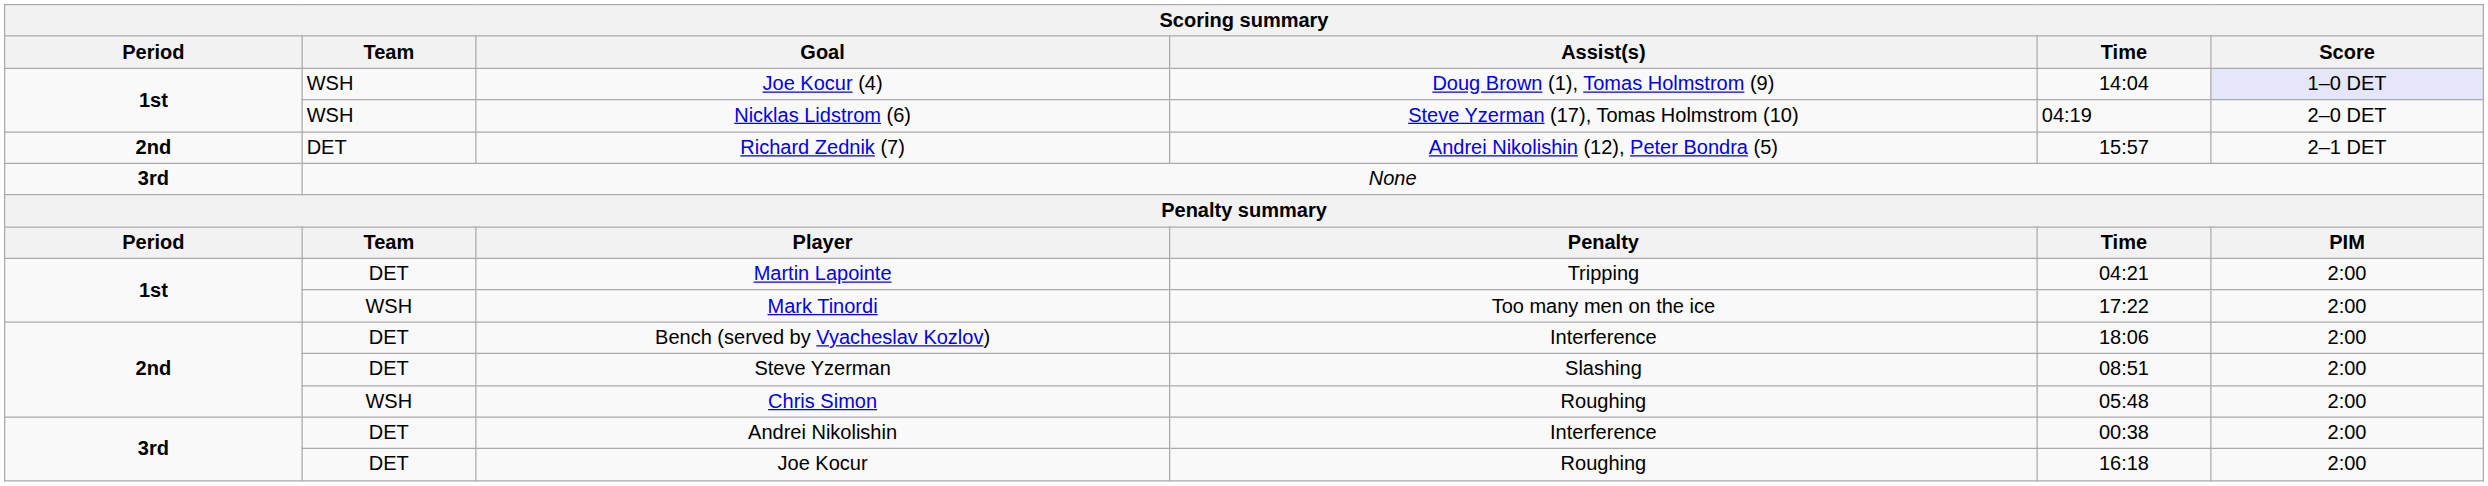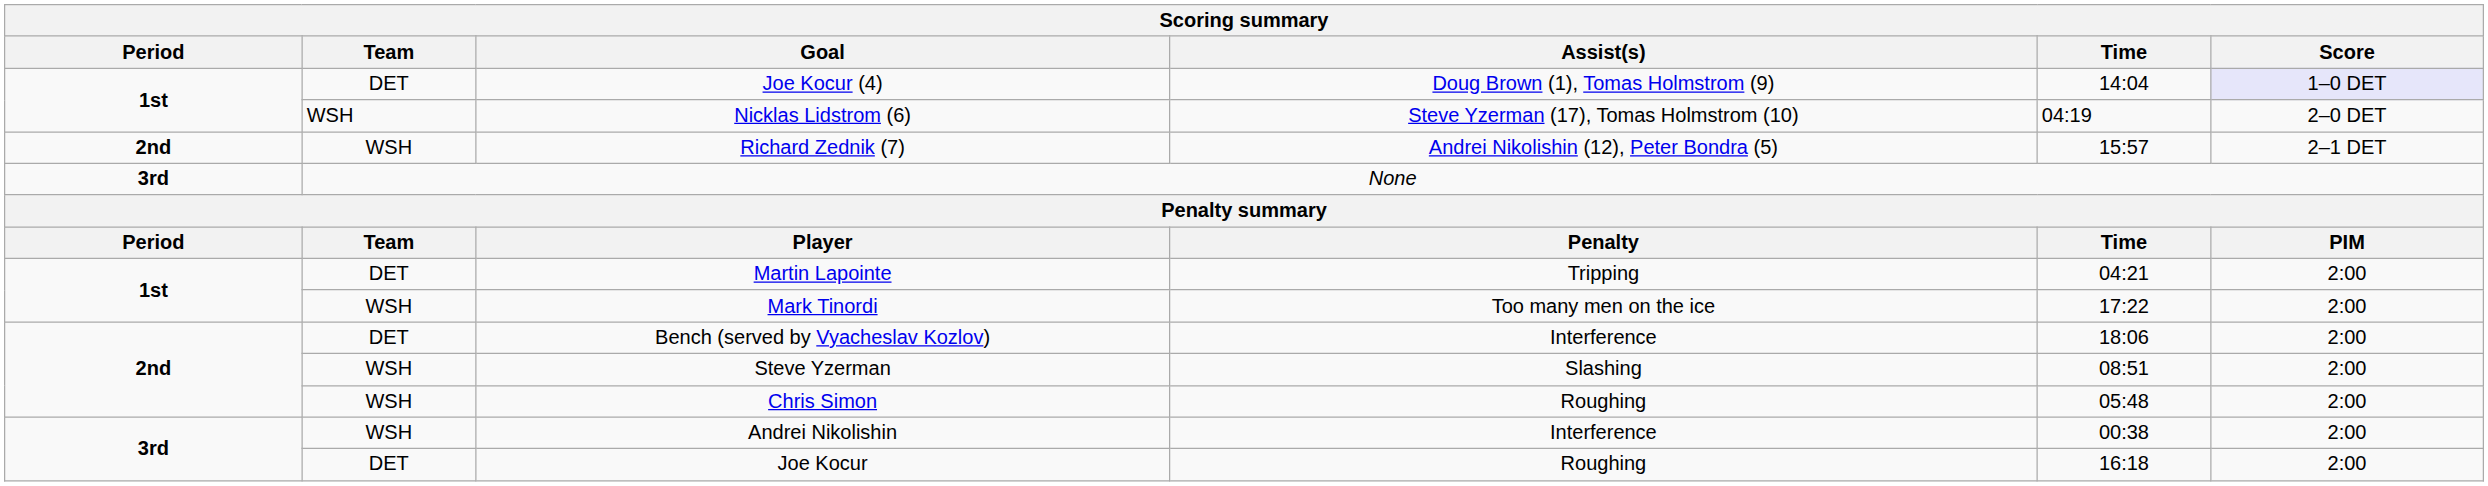(330, 83) WSH -> (389, 83) DET
(327, 147) DET -> (389, 147) WSH
(389, 369) DET -> (389, 369) WSH
(389, 432) DET -> (389, 432) WSH
